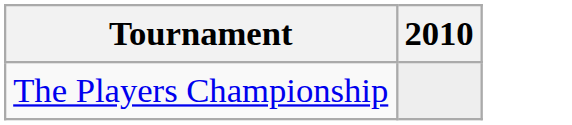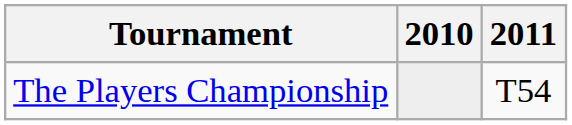+ column: (523, 33)
